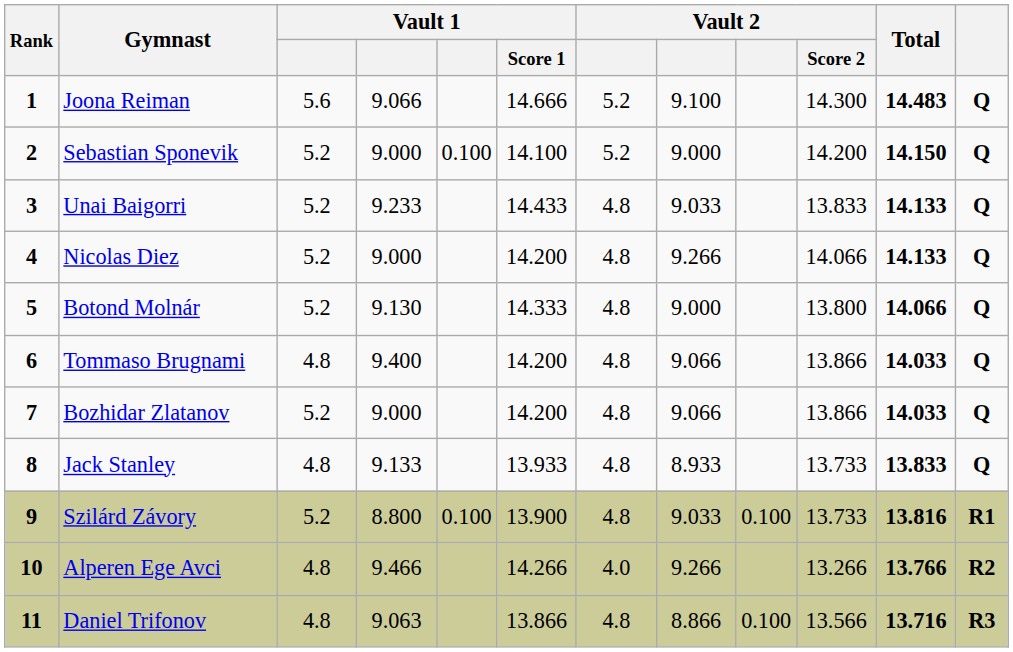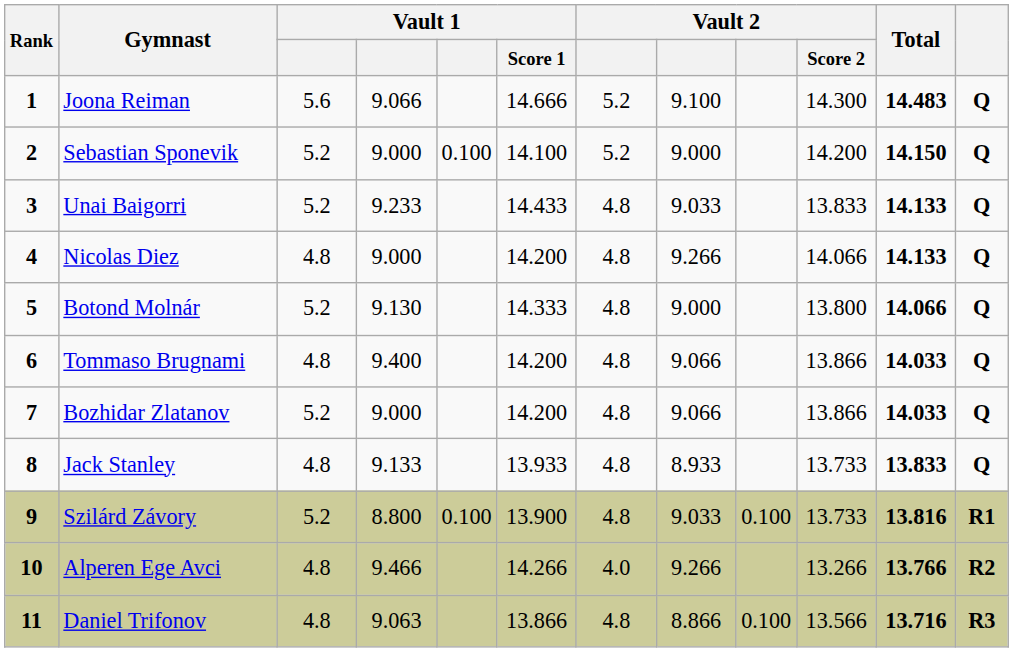(317, 256) 5.2 -> (317, 256) 4.8
